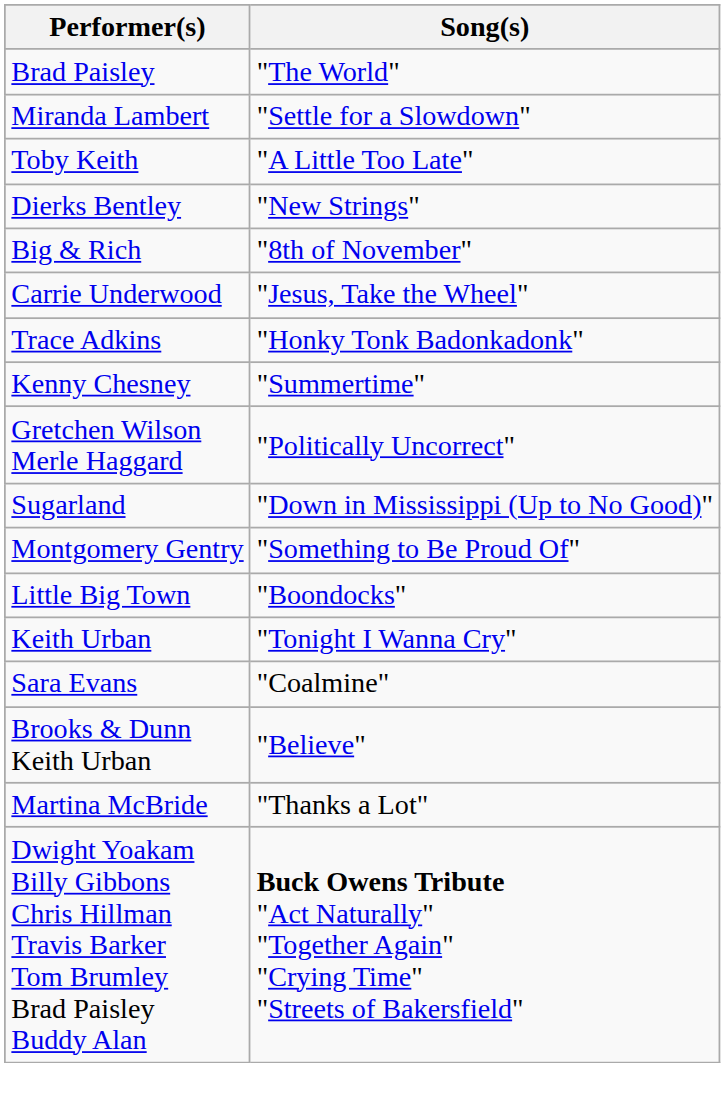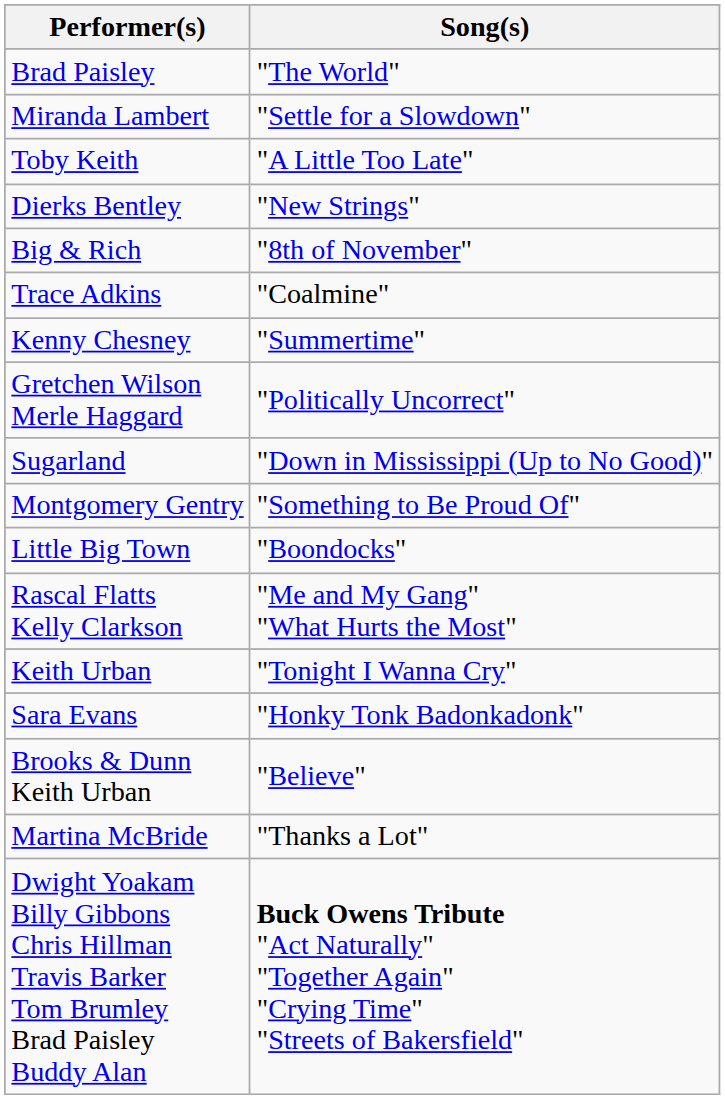- row: (117, 294)
(420, 339) "Honky Tonk Badonkadonk" -> (323, 294) "Coalmine"
+ row: (97, 610)
(323, 683) "Coalmine" -> (420, 715) "Honky Tonk Badonkadonk"
